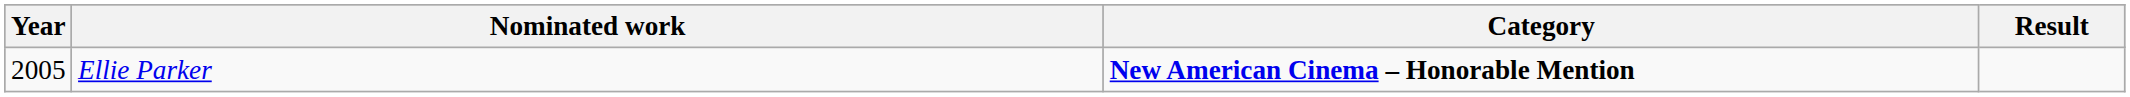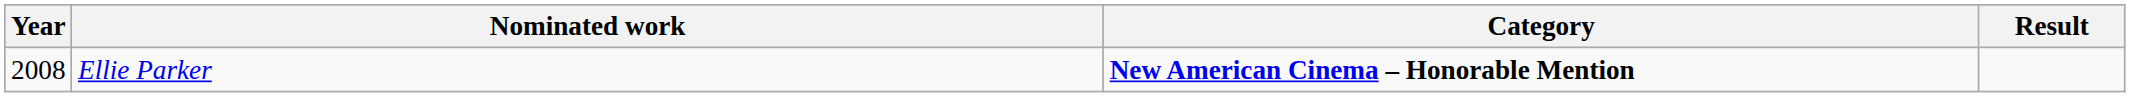(38, 69) 2005 -> (38, 69) 2008
